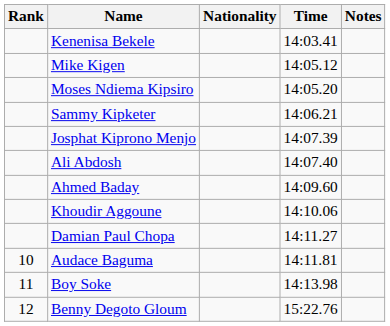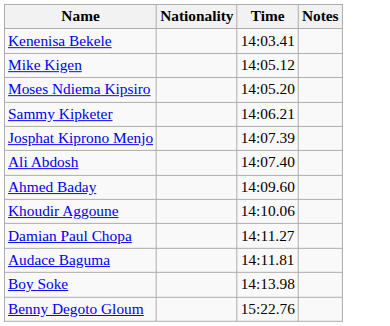- column: (26, 16)
